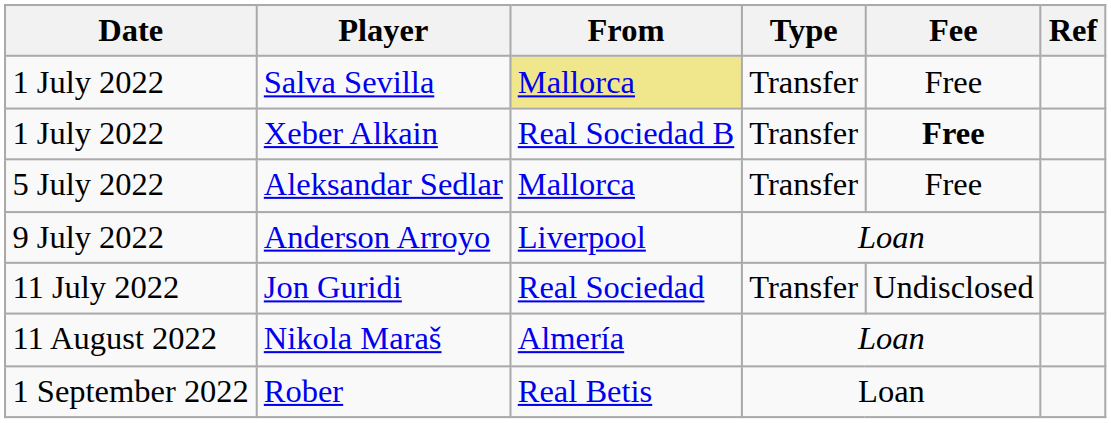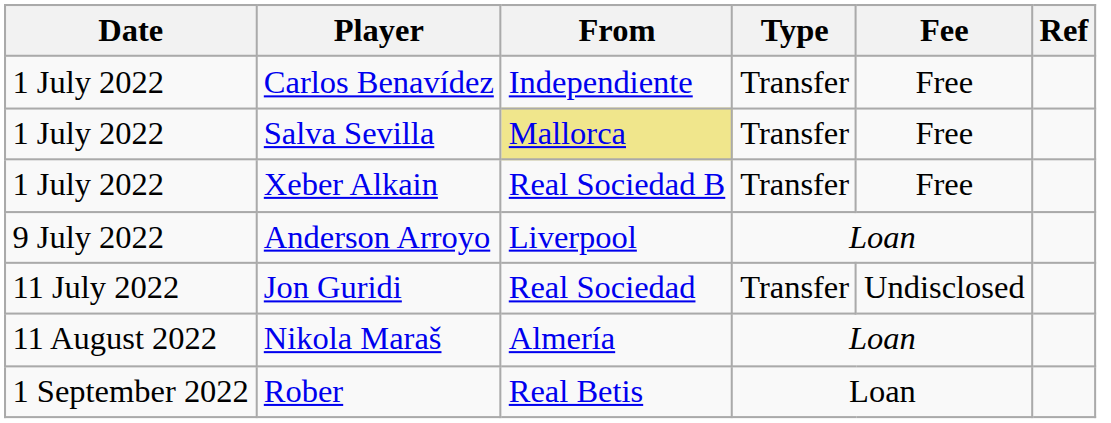+ row: (379, 81)
(953, 133) bold -> (944, 184) normal
- row: (383, 184)
